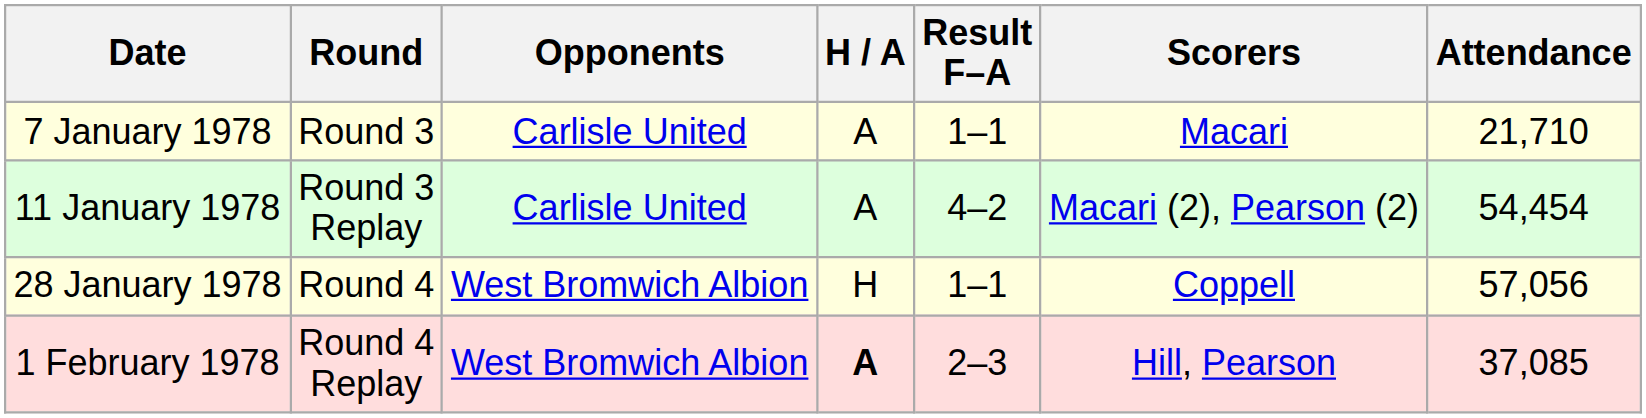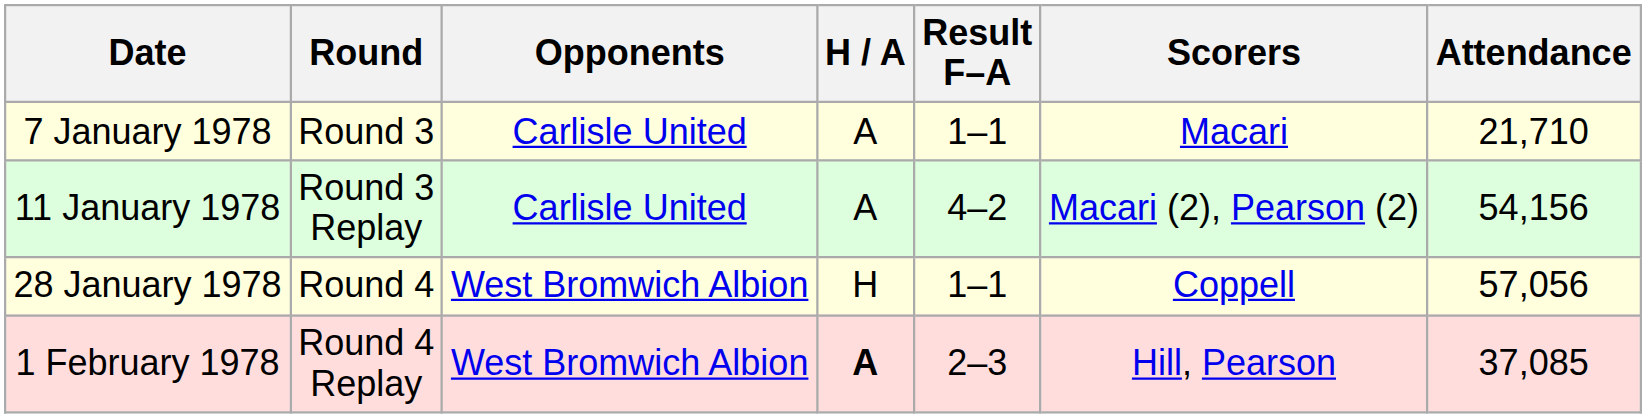(1534, 207) 54,454 -> (1534, 207) 54,156
